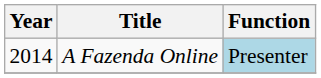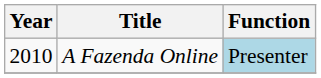(31, 55) 2014 -> (31, 55) 2010
